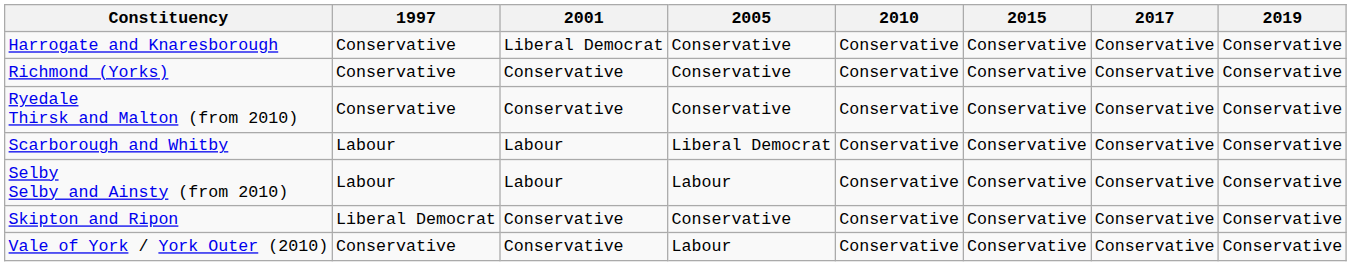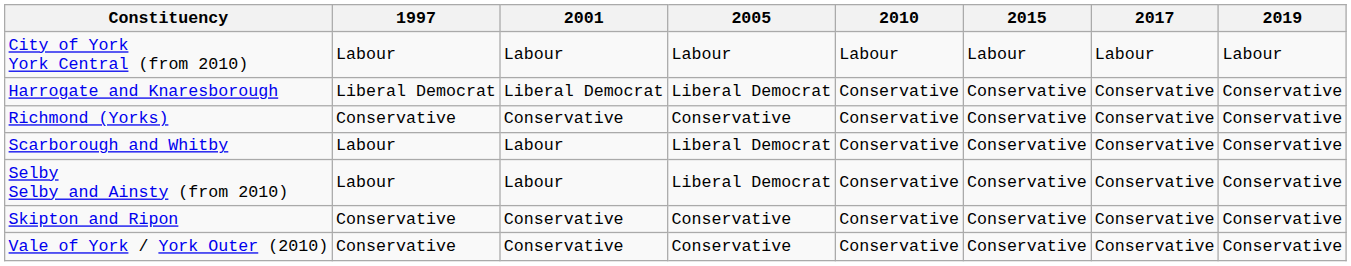+ row: (128, 55)
(396, 45) Conservative -> (416, 92) Liberal Democrat
(731, 45) Conservative -> (751, 92) Liberal Democrat
- row: (153, 109)
(701, 183) Labour -> (751, 183) Liberal Democrat
(416, 219) Liberal Democrat -> (396, 219) Conservative
(701, 246) Labour -> (731, 246) Conservative
